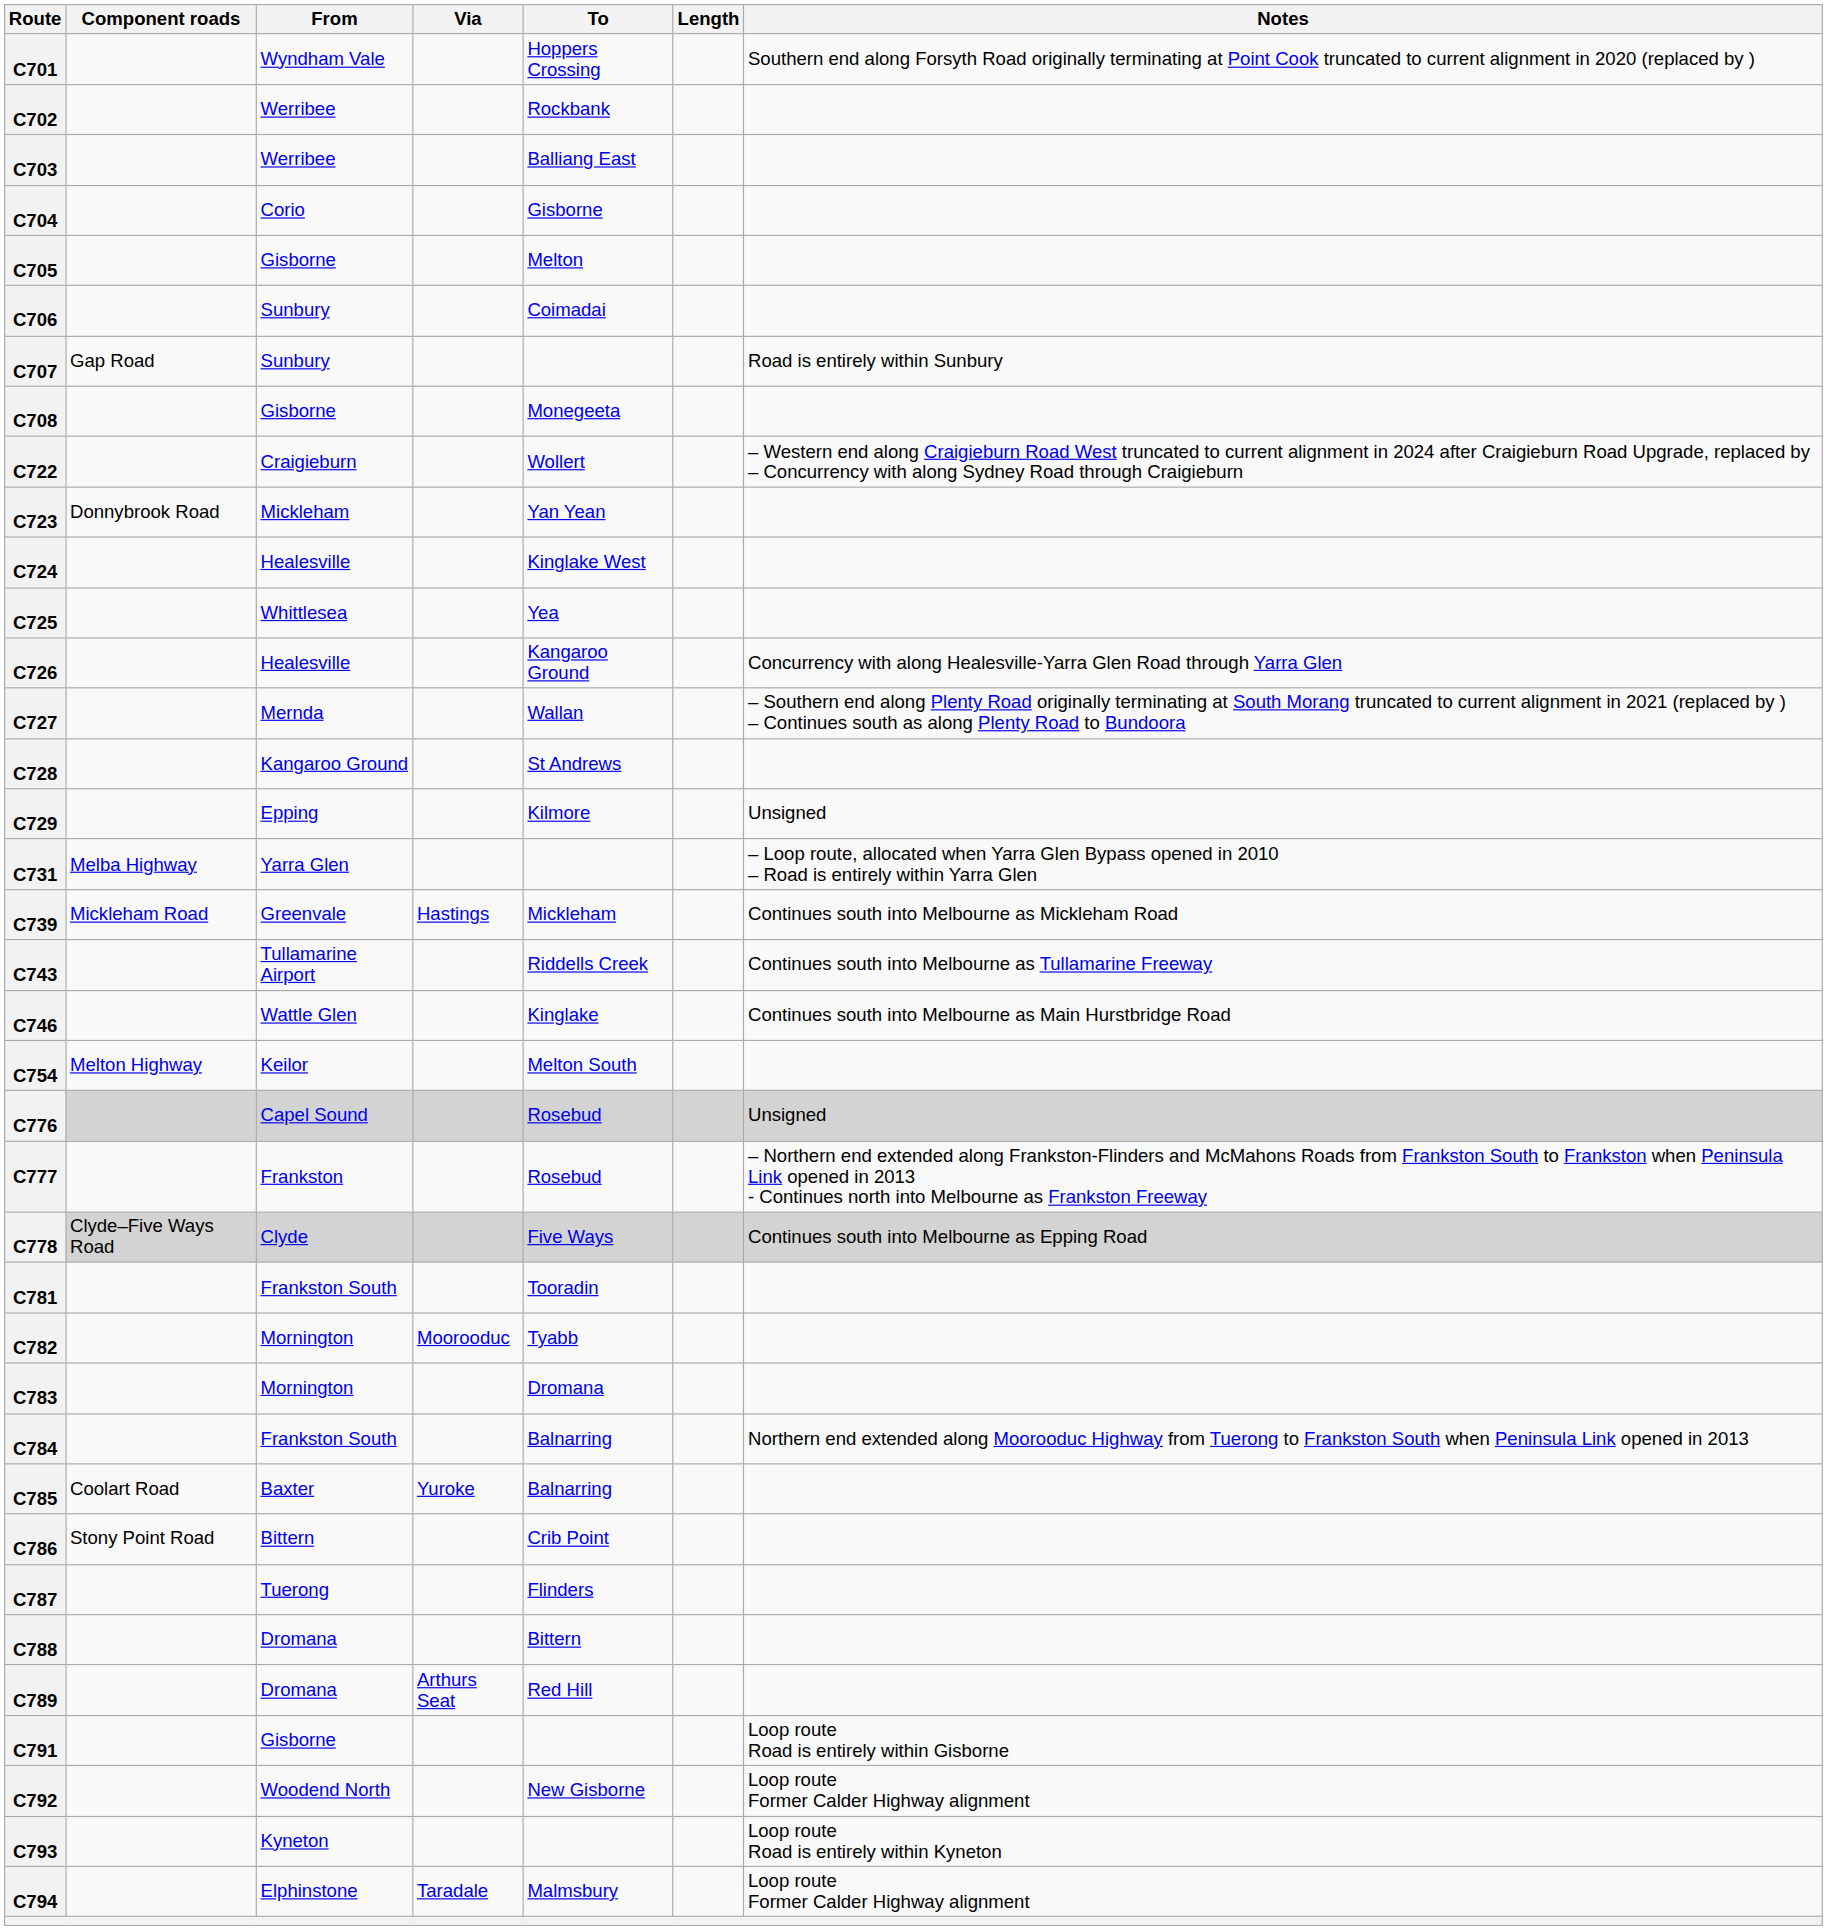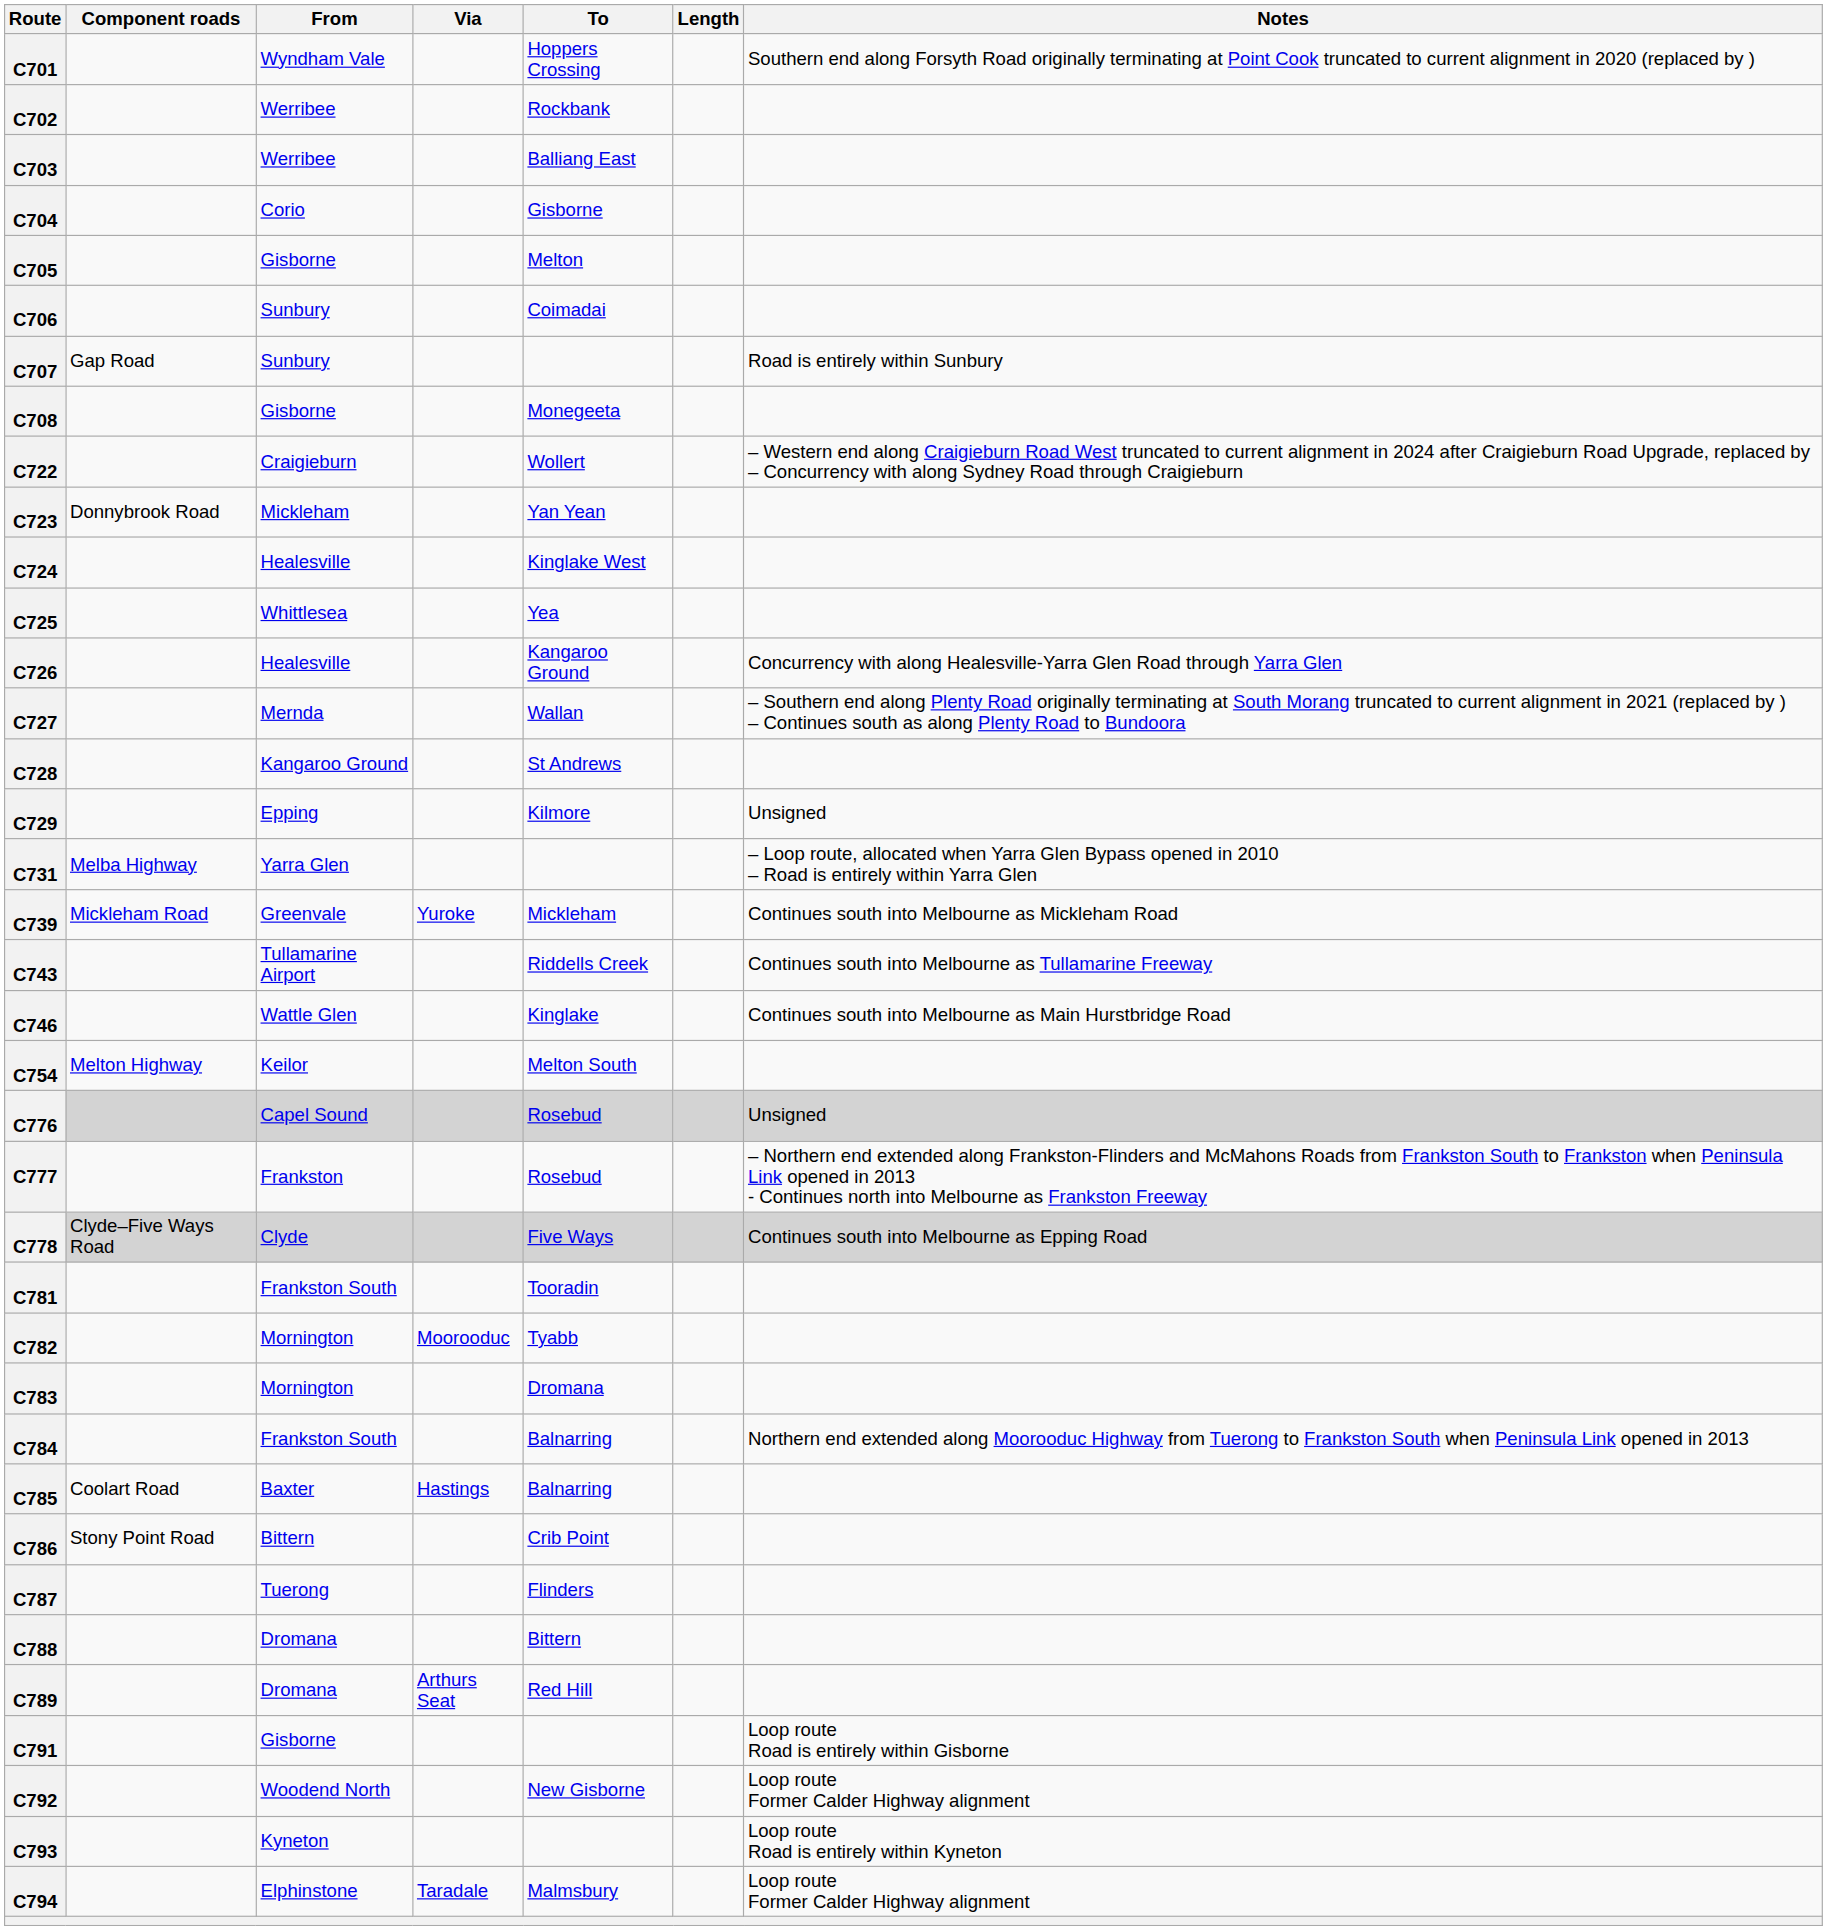(453, 914) Hastings -> (446, 914) Yuroke
(446, 1488) Yuroke -> (453, 1488) Hastings
